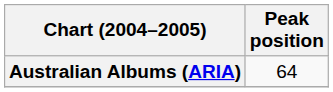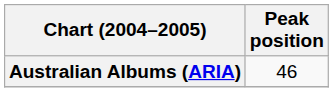(287, 71) 64 -> (287, 71) 46
